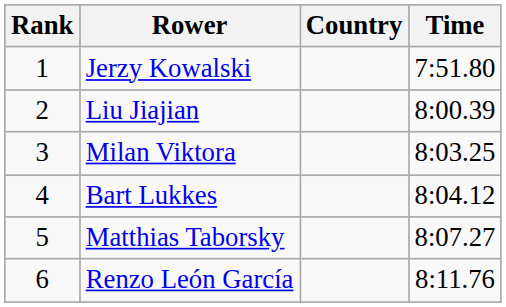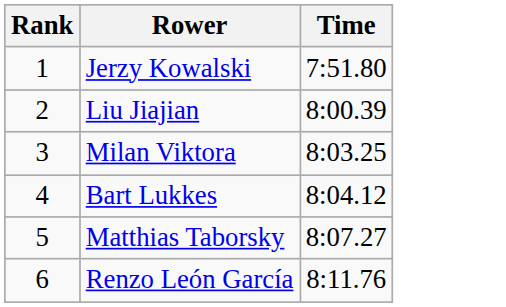- column: (354, 25)
